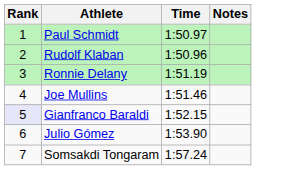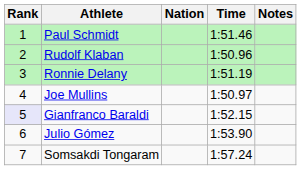+ column: (185, 14)
(186, 34) 1:50.97 -> (231, 34) 1:51.46
(186, 94) 1:51.46 -> (231, 94) 1:50.97
